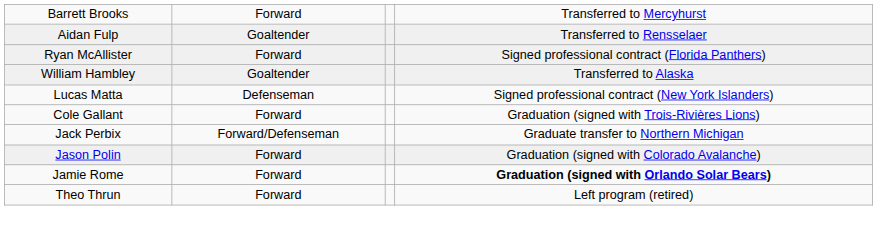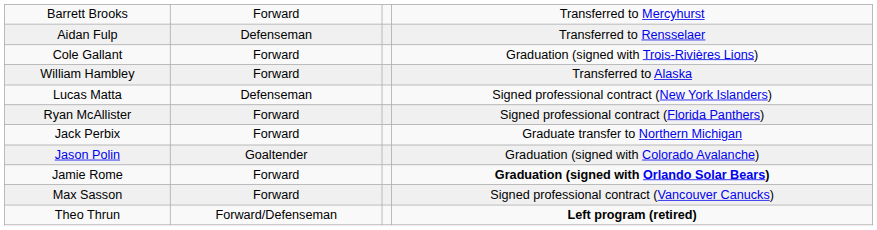(278, 34) Goaltender -> (276, 34) Defenseman
rows swapped: (88, 114) <-> (88, 54)
(278, 74) Goaltender -> (276, 74) Forward
(278, 134) Forward/Defenseman -> (276, 134) Forward
(278, 154) Forward -> (276, 154) Goaltender
+ row: (87, 194)
(278, 194) Forward -> (276, 214) Forward/Defenseman
(634, 194) normal -> (632, 214) bold
